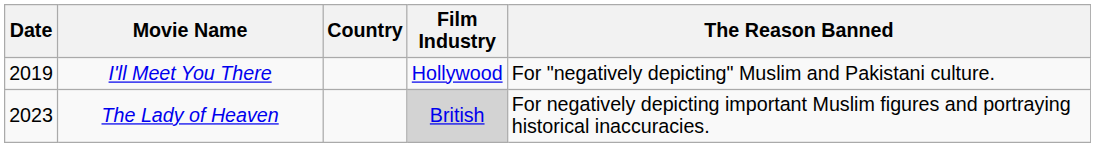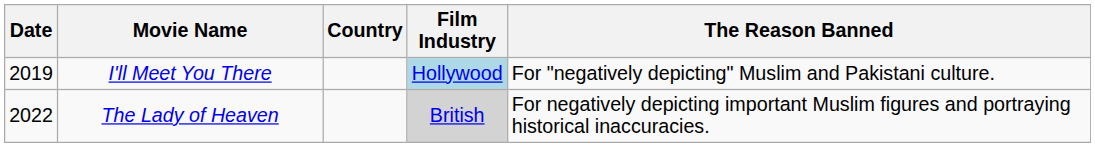(457, 73) no background -> (457, 73) lightblue background
(31, 115) 2023 -> (31, 115) 2022
